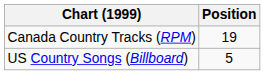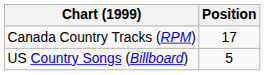(229, 37) 19 -> (229, 37) 17
